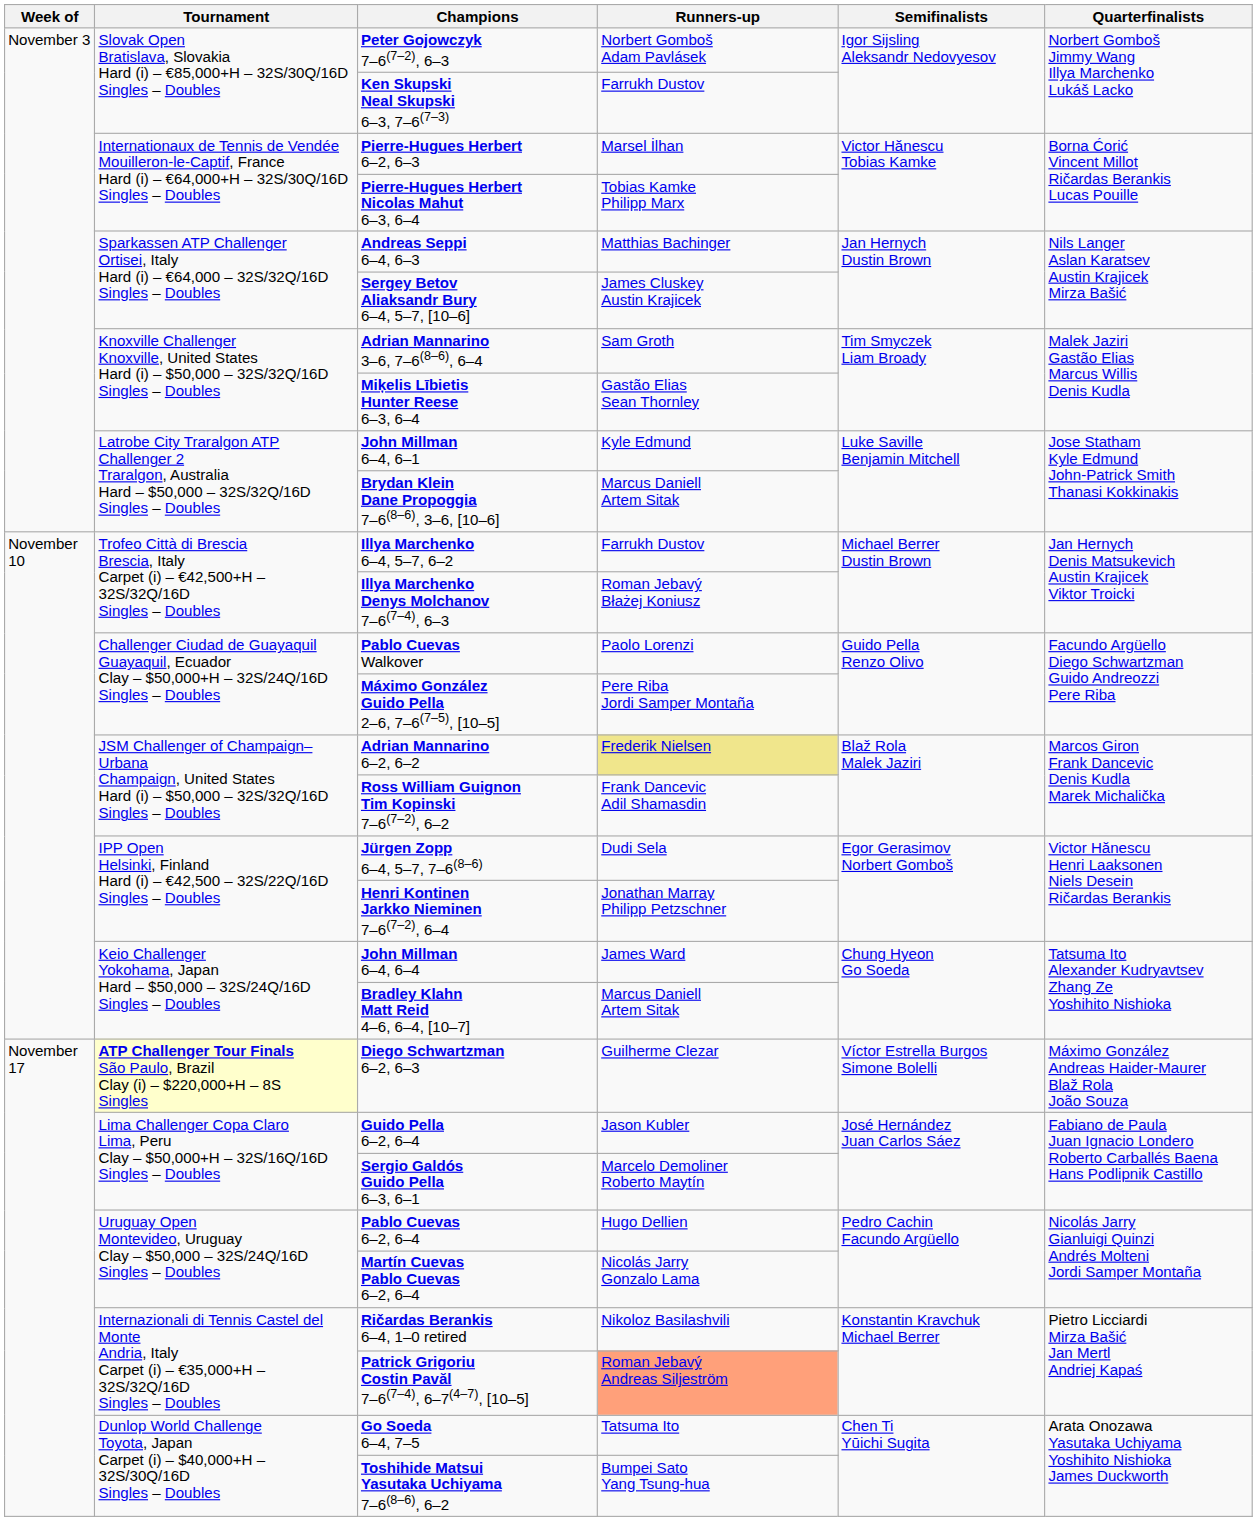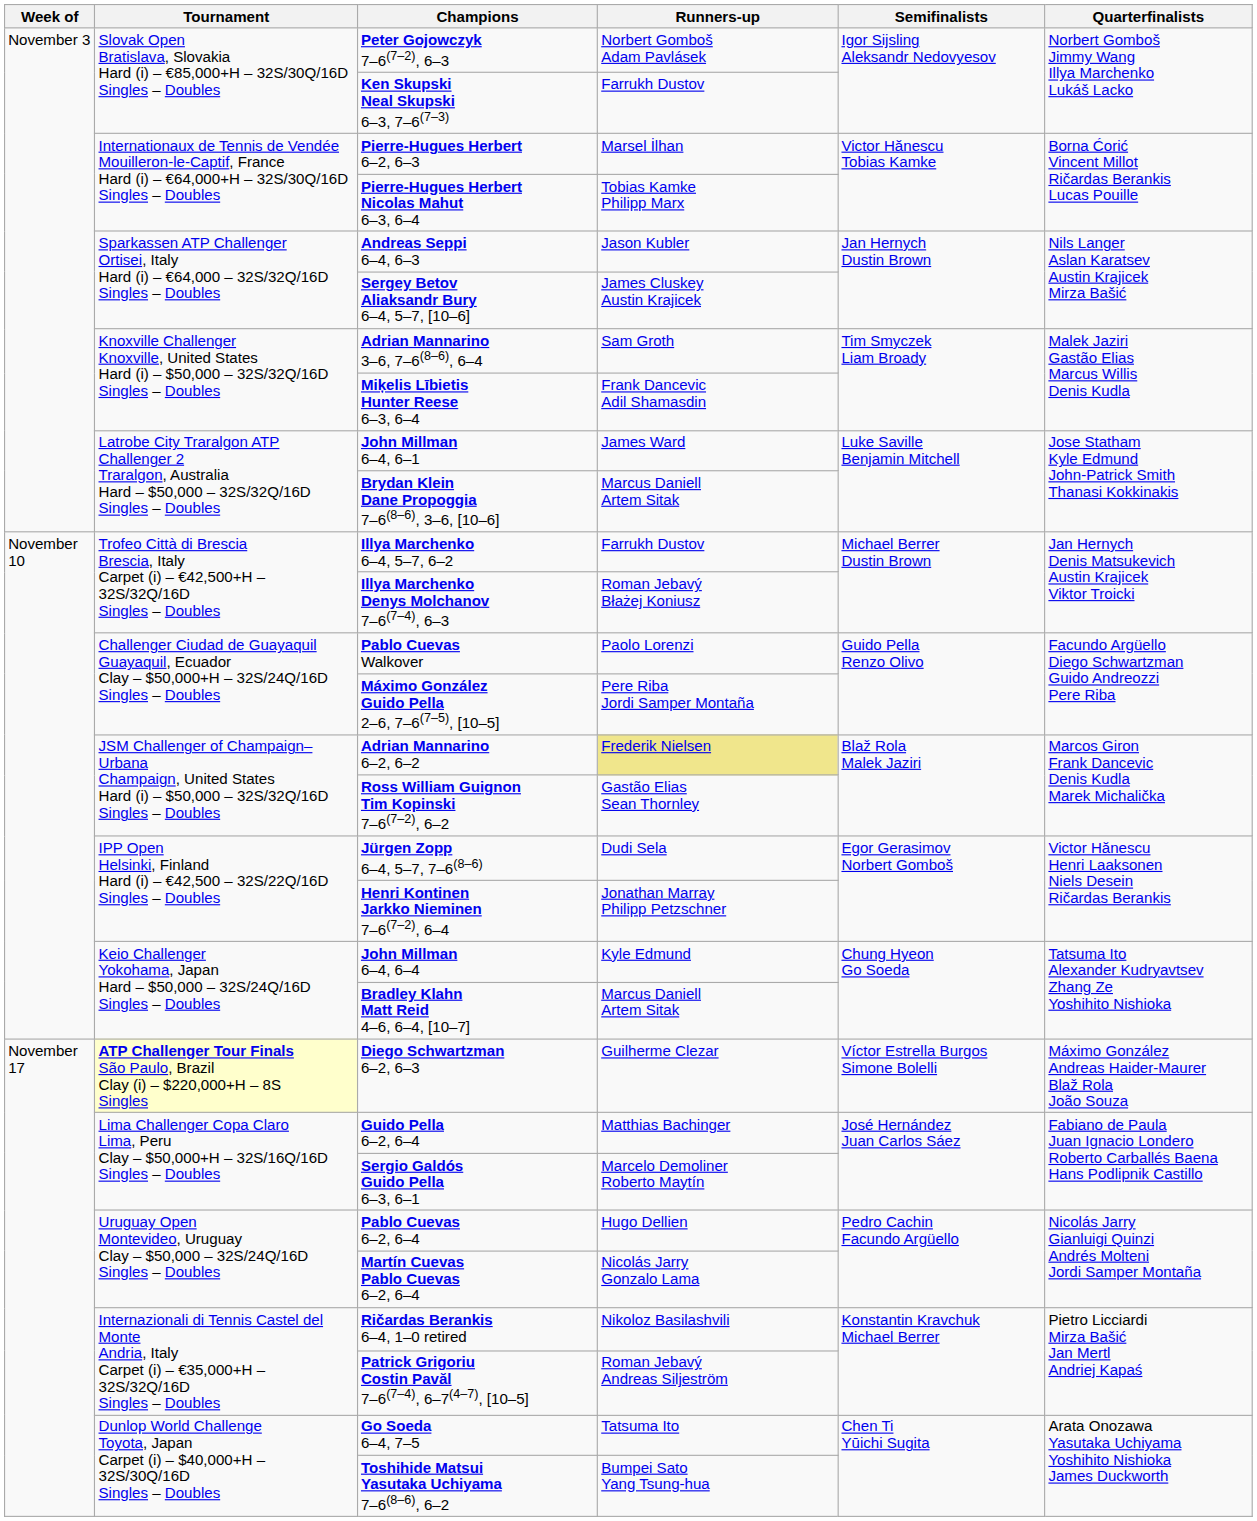(666, 243) Matthias Bachinger -> (645, 243) Jason Kubler
(650, 393) Gastão Elias Sean Thornley -> (654, 393) Frank Dancevic Adil Shamasdin
(646, 442) Kyle Edmund -> (643, 442) James Ward
(654, 795) Frank Dancevic Adil Shamasdin -> (650, 795) Gastão Elias Sean Thornley
(643, 953) James Ward -> (646, 953) Kyle Edmund
(645, 1124) Jason Kubler -> (666, 1124) Matthias Bachinger
(665, 1370) lightsalmon background -> (665, 1370) no background
